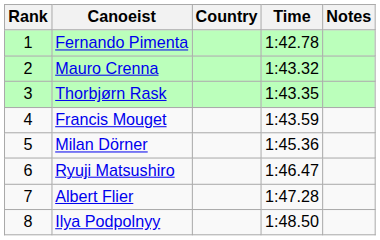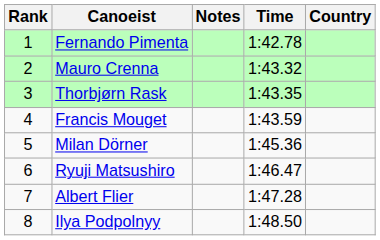columns swapped: (227, 17) <-> (349, 17)
